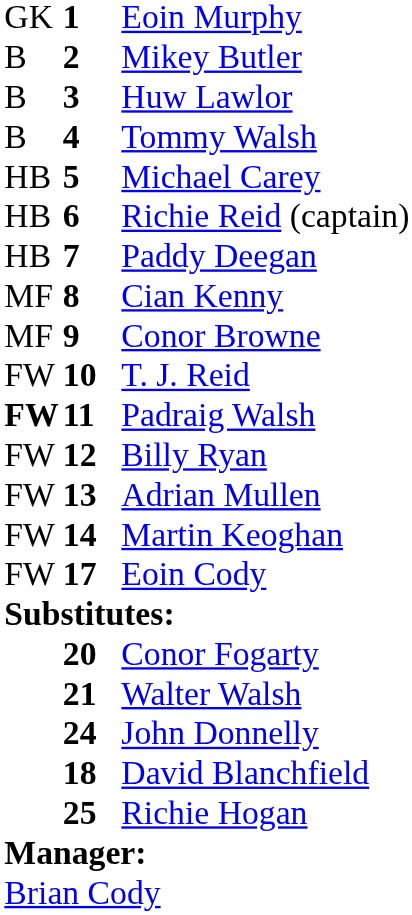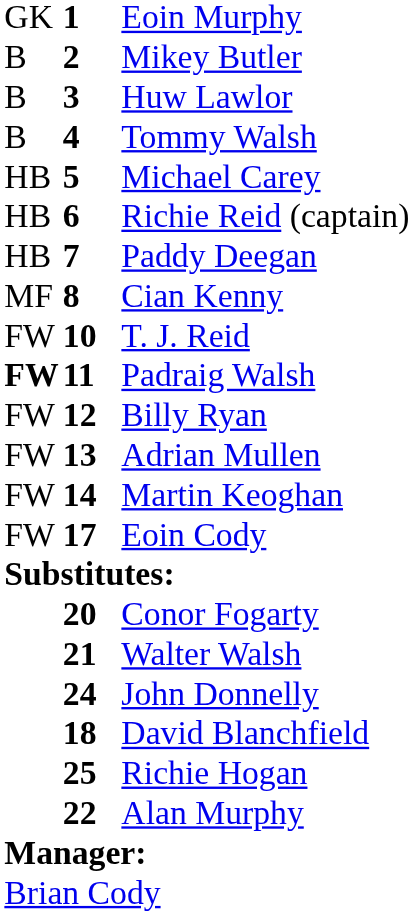- row: (221, 335)
+ row: (213, 812)
